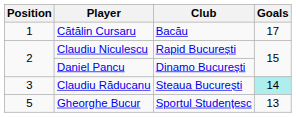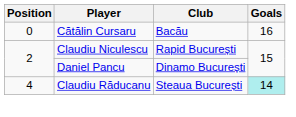(29, 31) 1 -> (29, 31) 0
(273, 31) 17 -> (266, 31) 16
(29, 85) 3 -> (29, 85) 4
- row: (99, 103)
